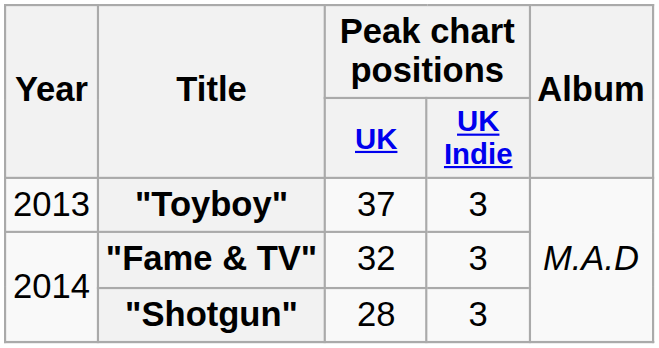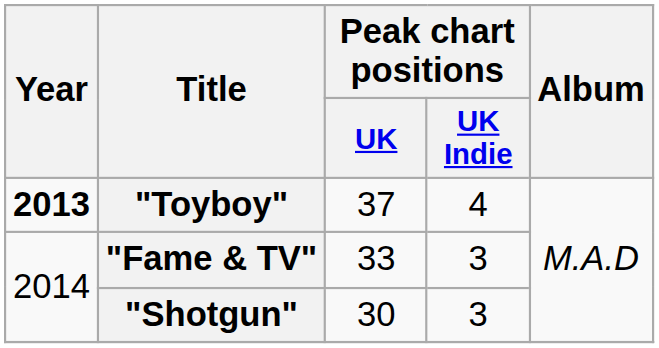(51, 204) normal -> (51, 204) bold
(478, 204) 3 -> (478, 204) 4
(376, 259) 32 -> (376, 259) 33
(376, 313) 28 -> (376, 313) 30
